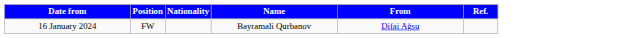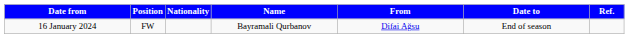+ column: (526, 12)
